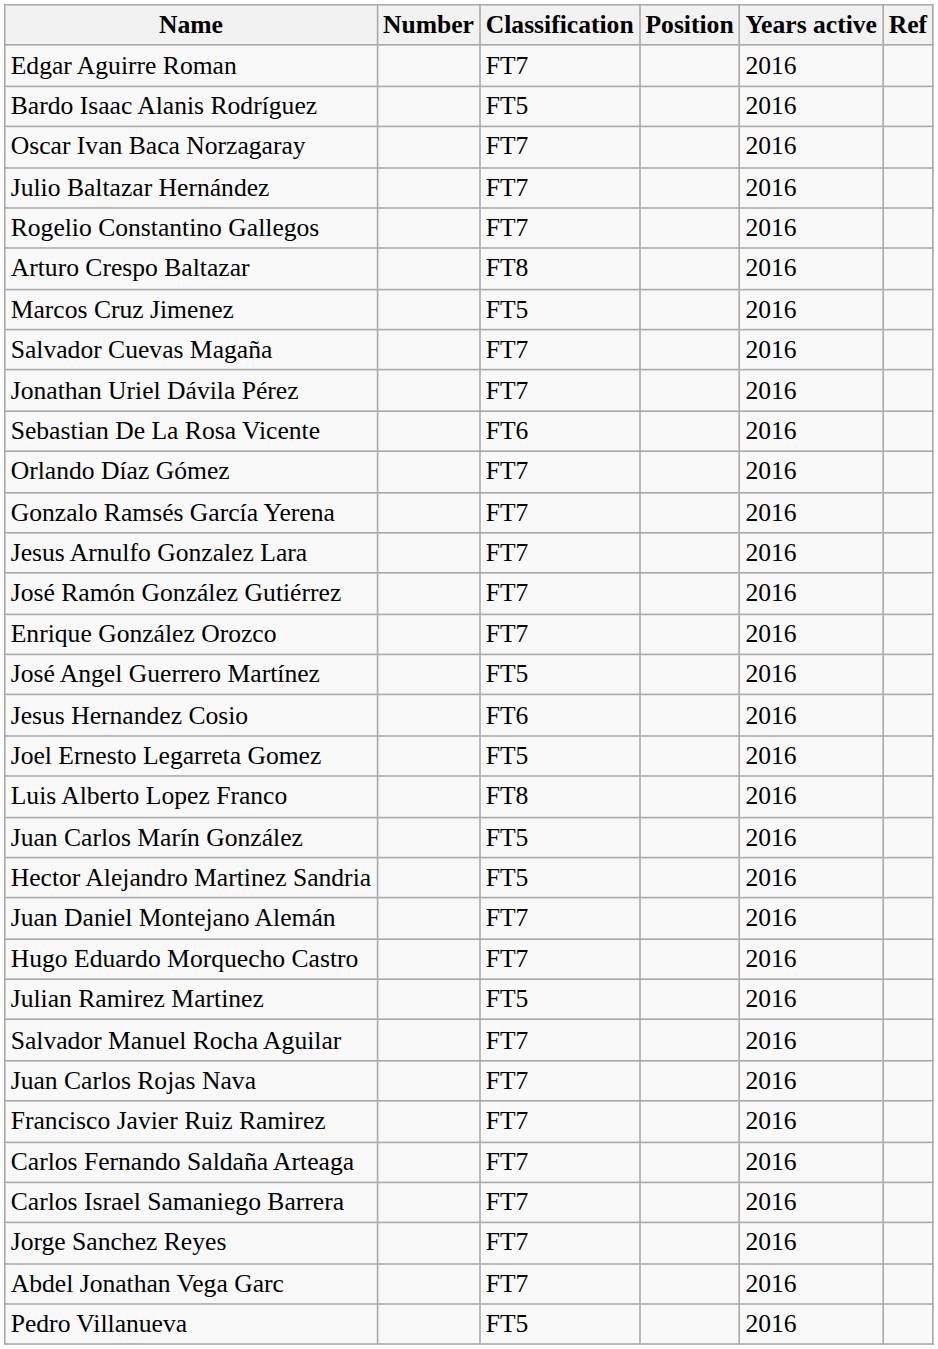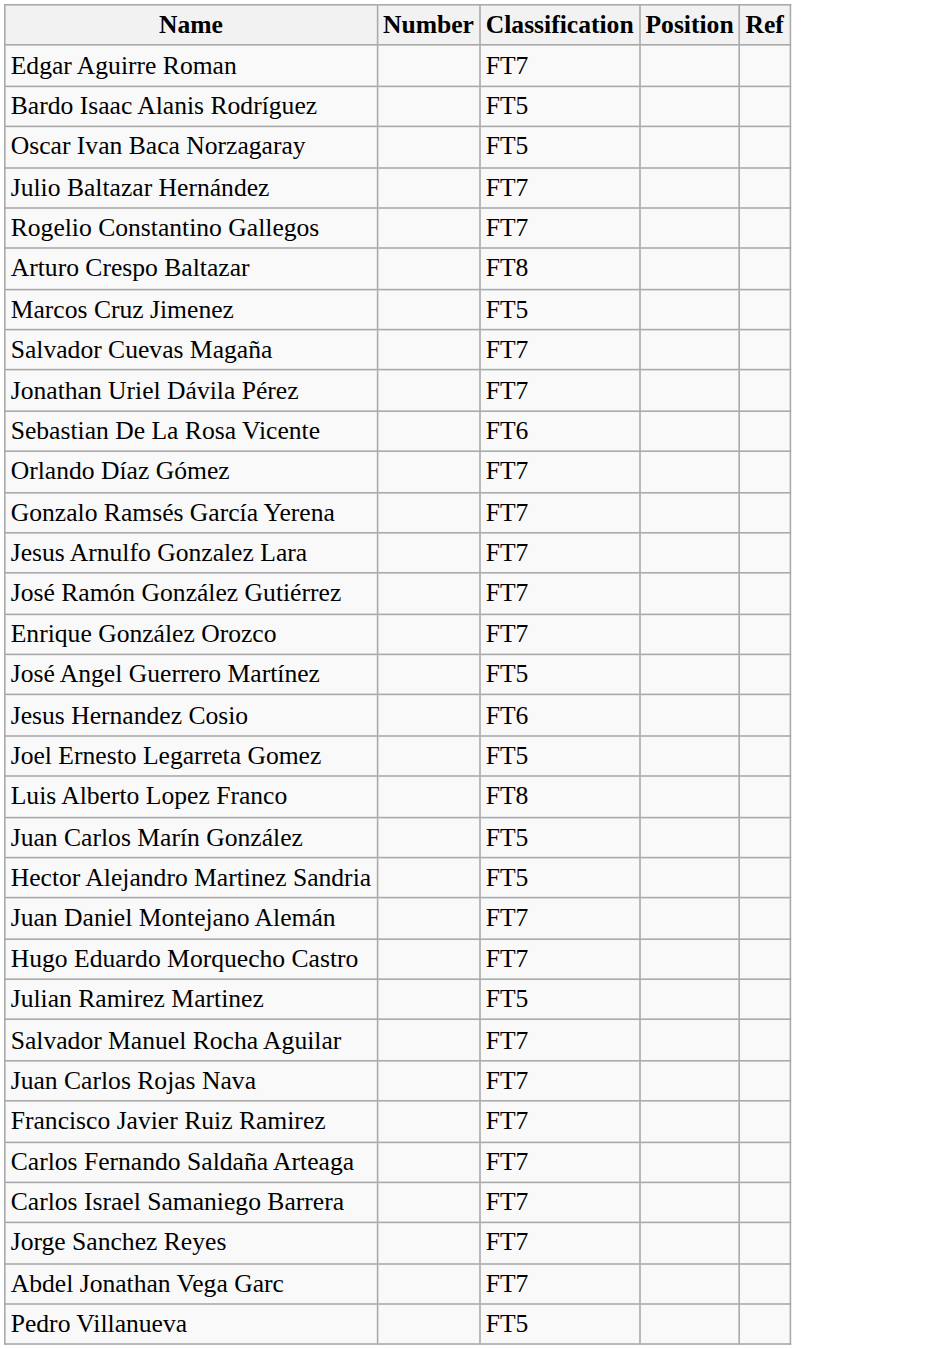- column: (811, 24)
(507, 146) FT7 -> (507, 146) FT5
